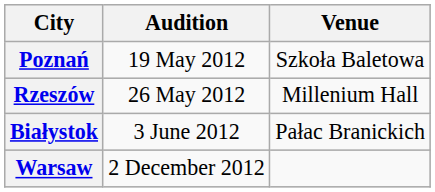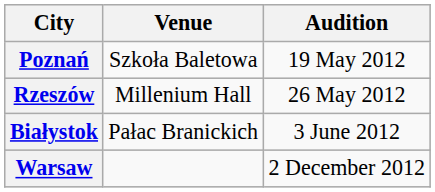columns swapped: (350, 23) <-> (187, 23)
